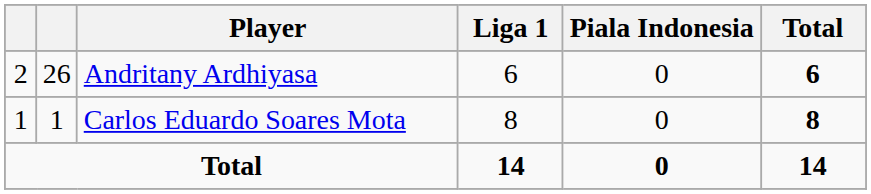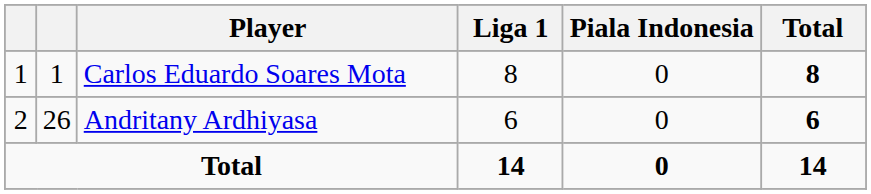rows swapped: (245, 119) <-> (201, 73)
